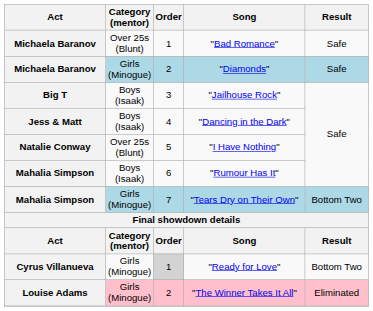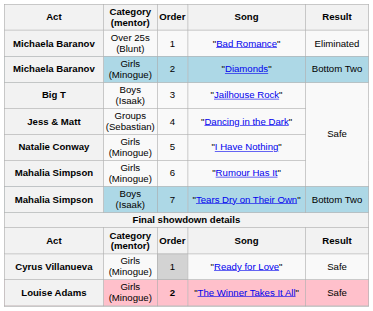(337, 43) Safe -> (337, 43) Eliminated
(337, 69) Safe -> (337, 69) Bottom Two
(130, 121) Boys (Isaak) -> (130, 121) Groups (Sebastian)
(130, 147) Over 25s (Blunt) -> (130, 147) Girls (Minogue)
(130, 173) Boys (Isaak) -> (130, 173) Girls (Minogue)
(130, 199) Girls (Minogue) -> (130, 199) Boys (Isaak)
(337, 266) Bottom Two -> (337, 266) Safe
(169, 292) normal -> (172, 292) bold
(337, 292) Eliminated -> (337, 292) Safe
